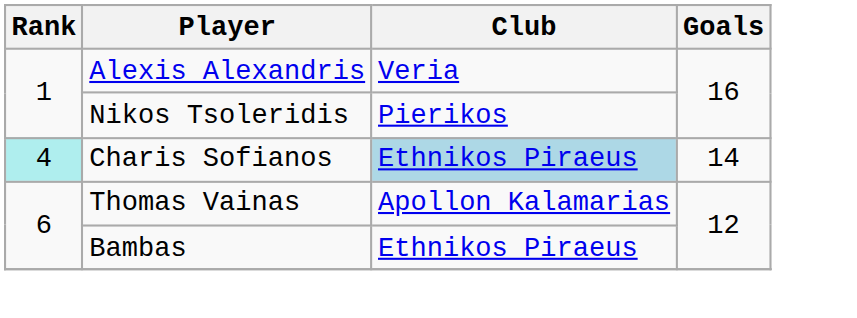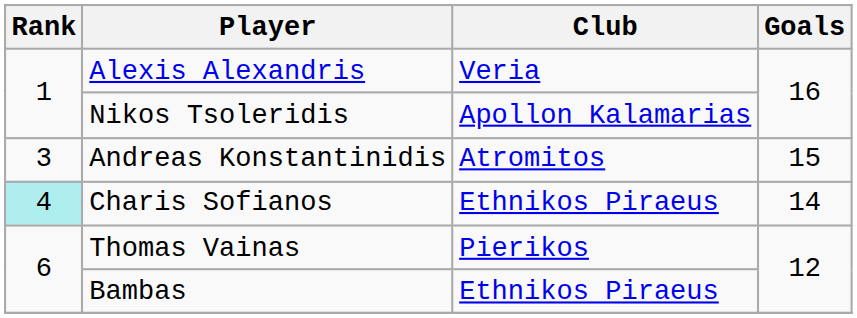(443, 115) Pierikos -> (605, 115) Apollon Kalamarias
+ row: (268, 159)
(508, 159) lightblue background -> (589, 203) no background
(524, 203) Apollon Kalamarias -> (524, 247) Pierikos
